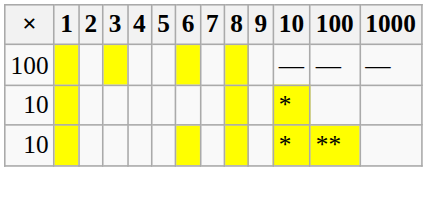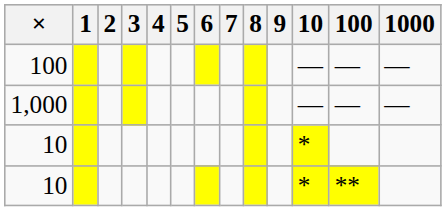+ row: (39, 104)
